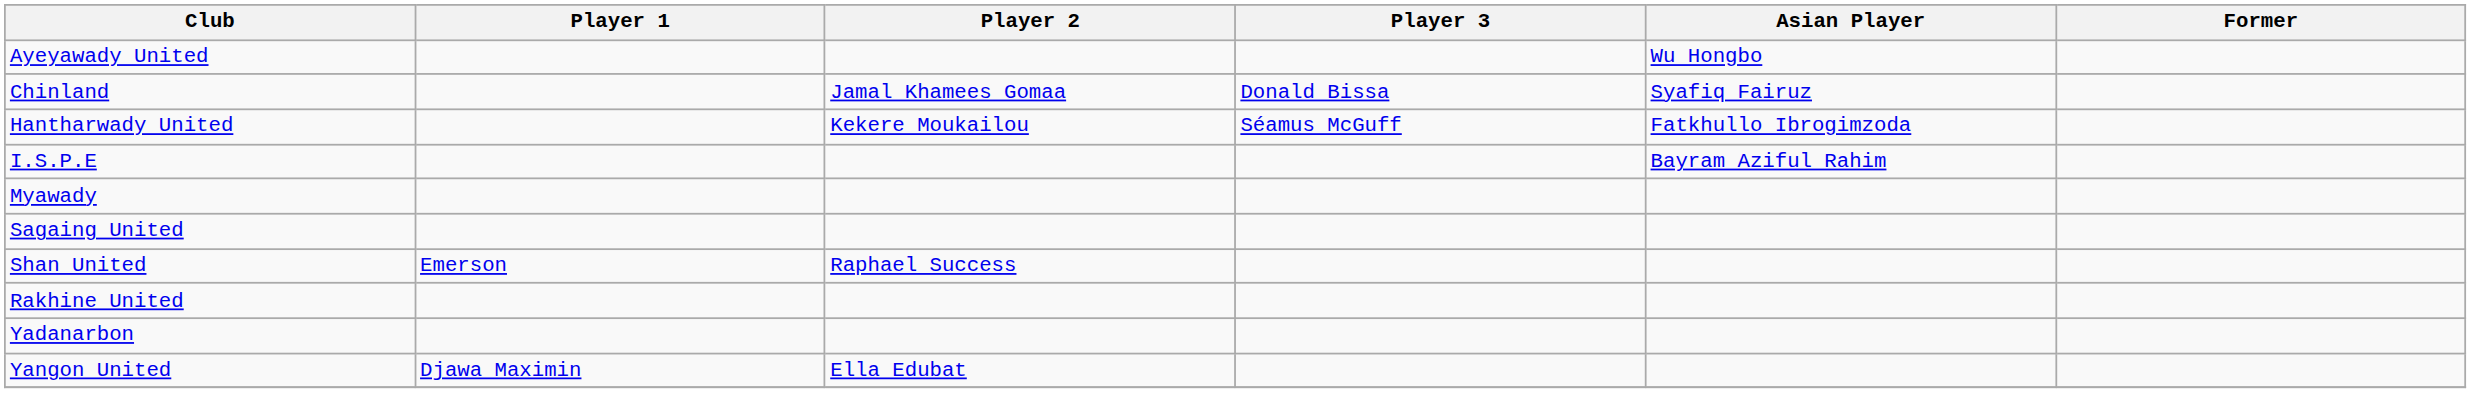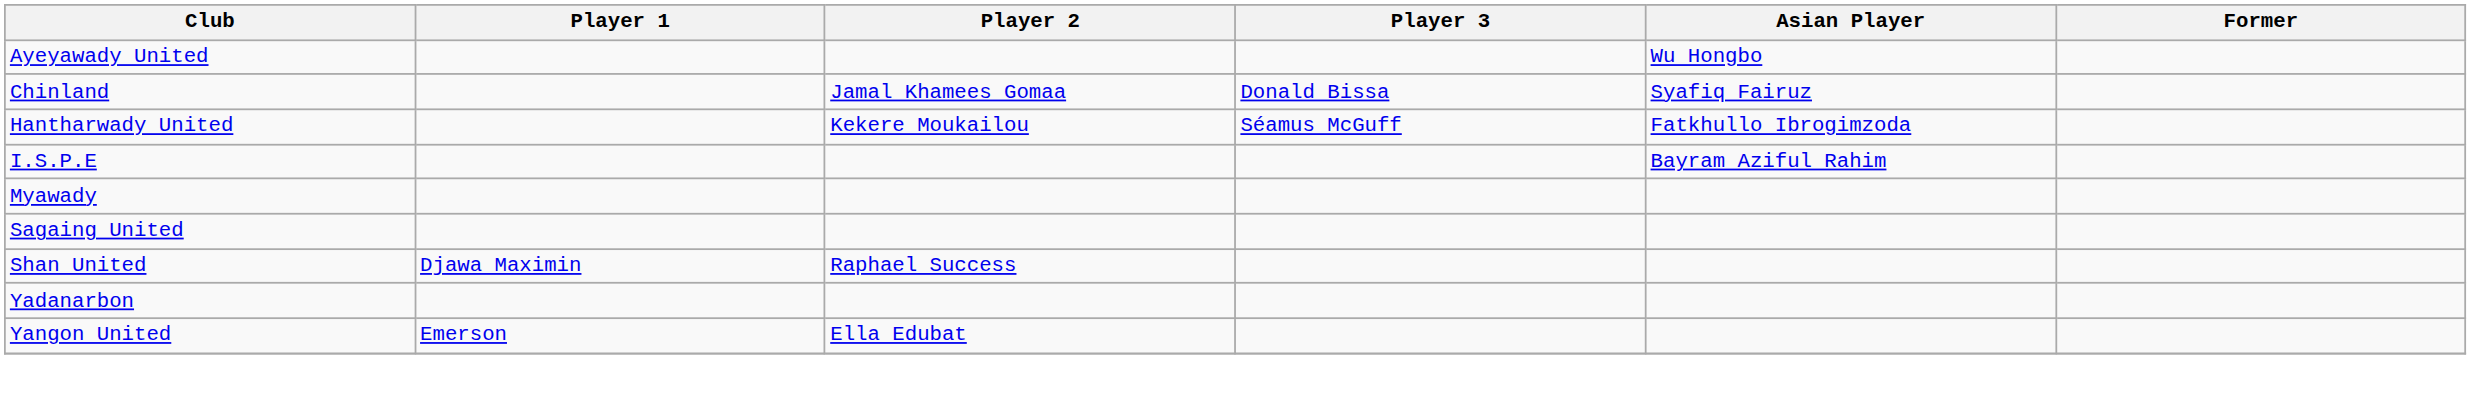(464, 266) Emerson -> (501, 266) Djawa Maximin
- row: (97, 300)
(501, 370) Djawa Maximin -> (464, 335) Emerson
